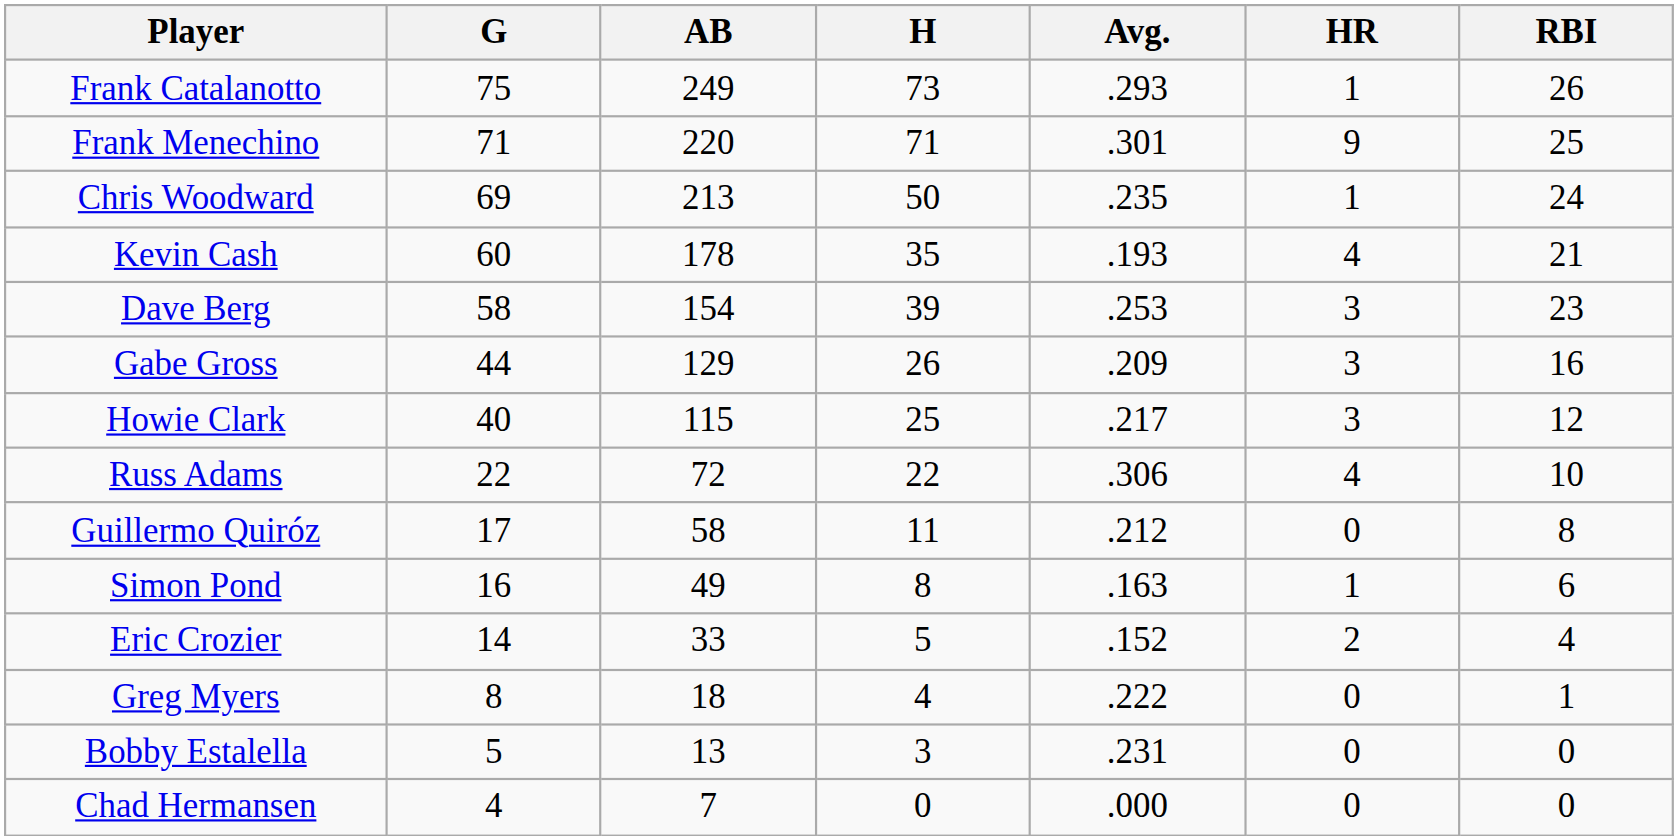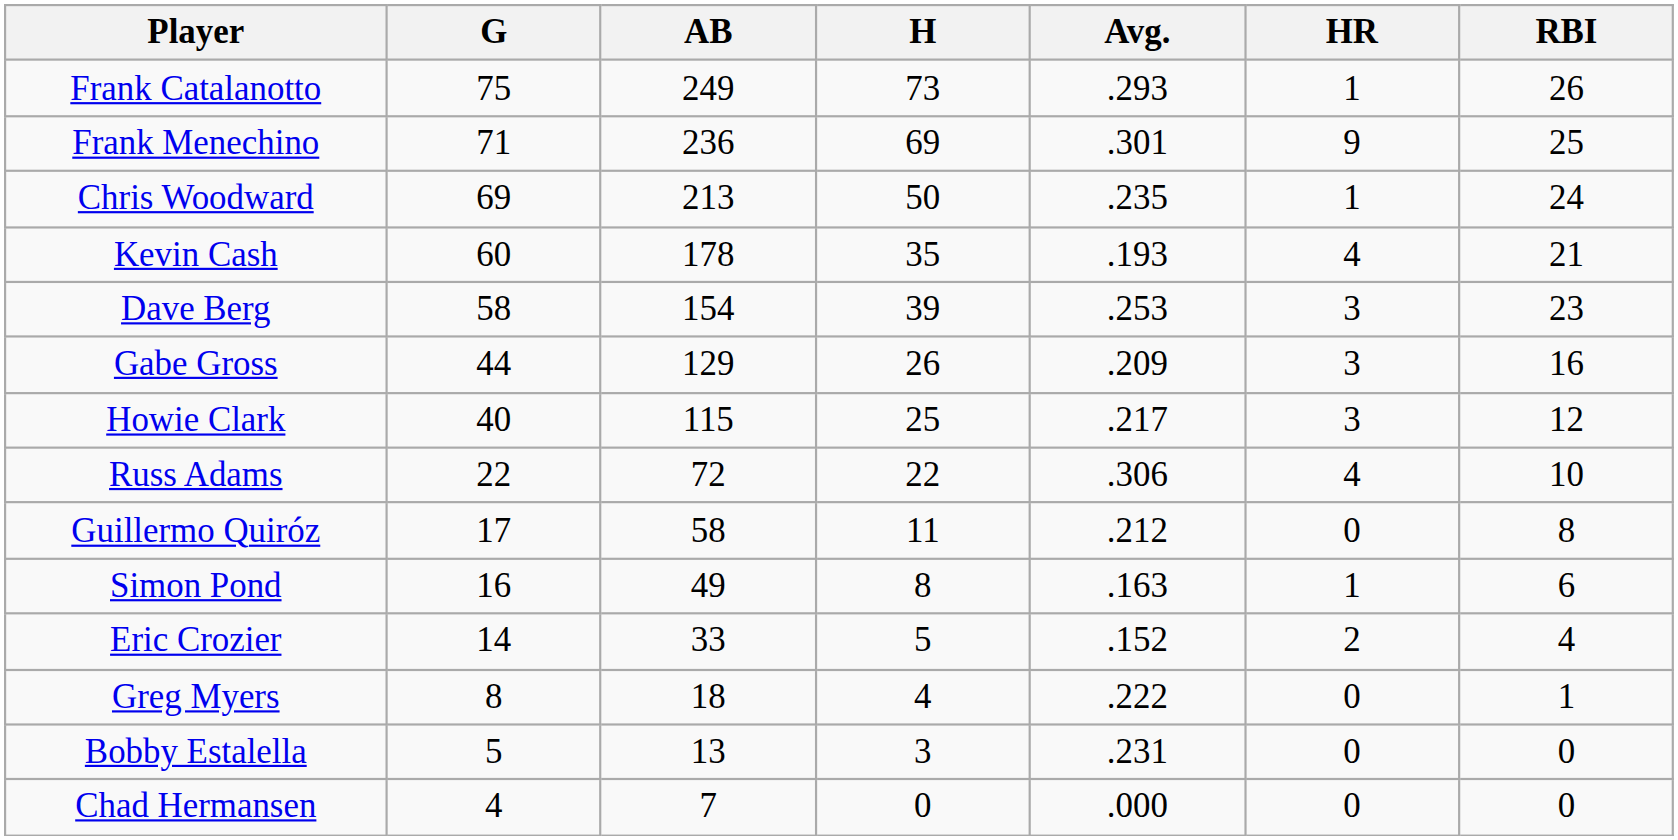(708, 142) 220 -> (708, 142) 236
(923, 142) 71 -> (923, 142) 69
